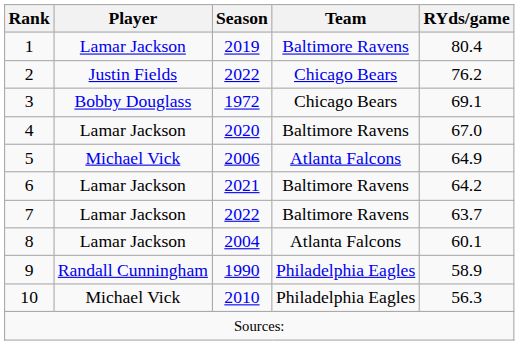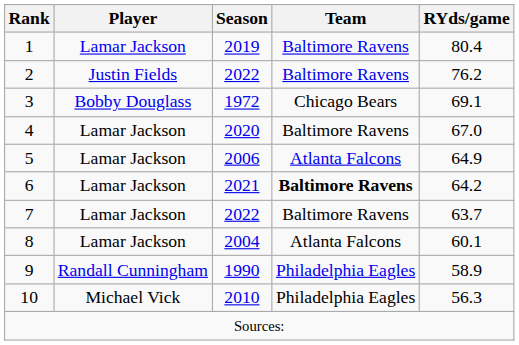(346, 74) Chicago Bears -> (346, 74) Baltimore Ravens
(133, 158) Michael Vick -> (133, 158) Lamar Jackson
(346, 185) normal -> (346, 185) bold
